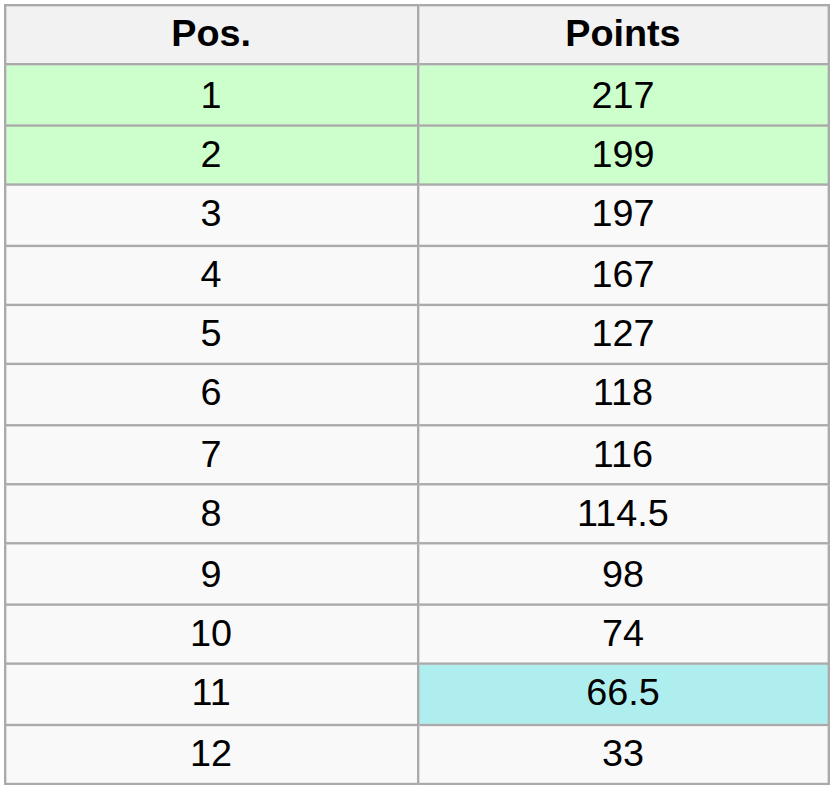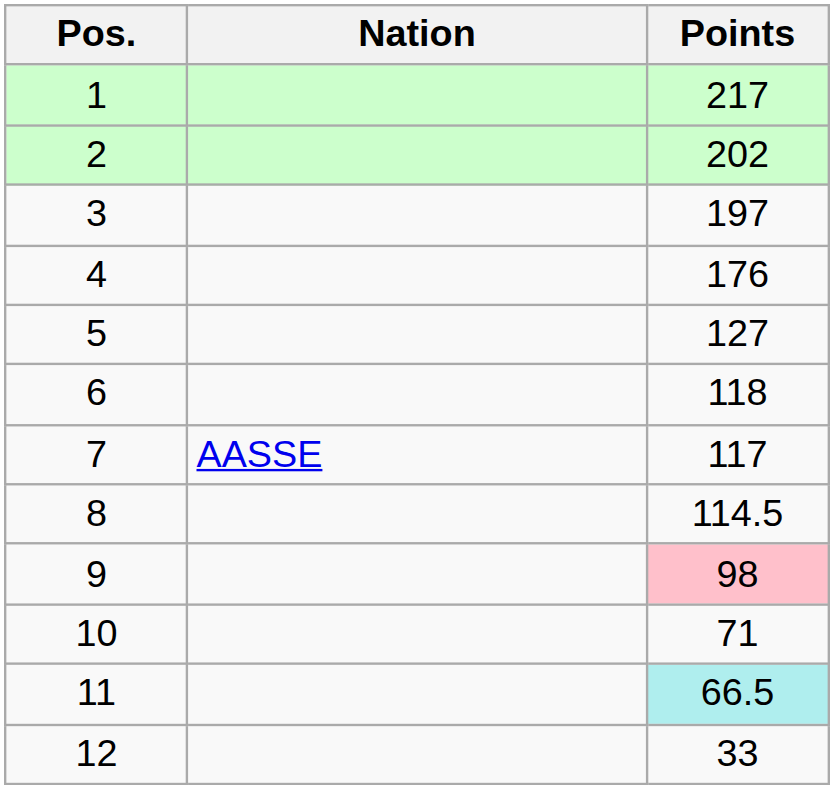+ column: (417, 34)
(623, 154) 199 -> (737, 154) 202
(623, 273) 167 -> (737, 273) 176
(623, 453) 116 -> (737, 453) 117
(623, 573) no background -> (737, 573) pink background
(623, 633) 74 -> (737, 633) 71
